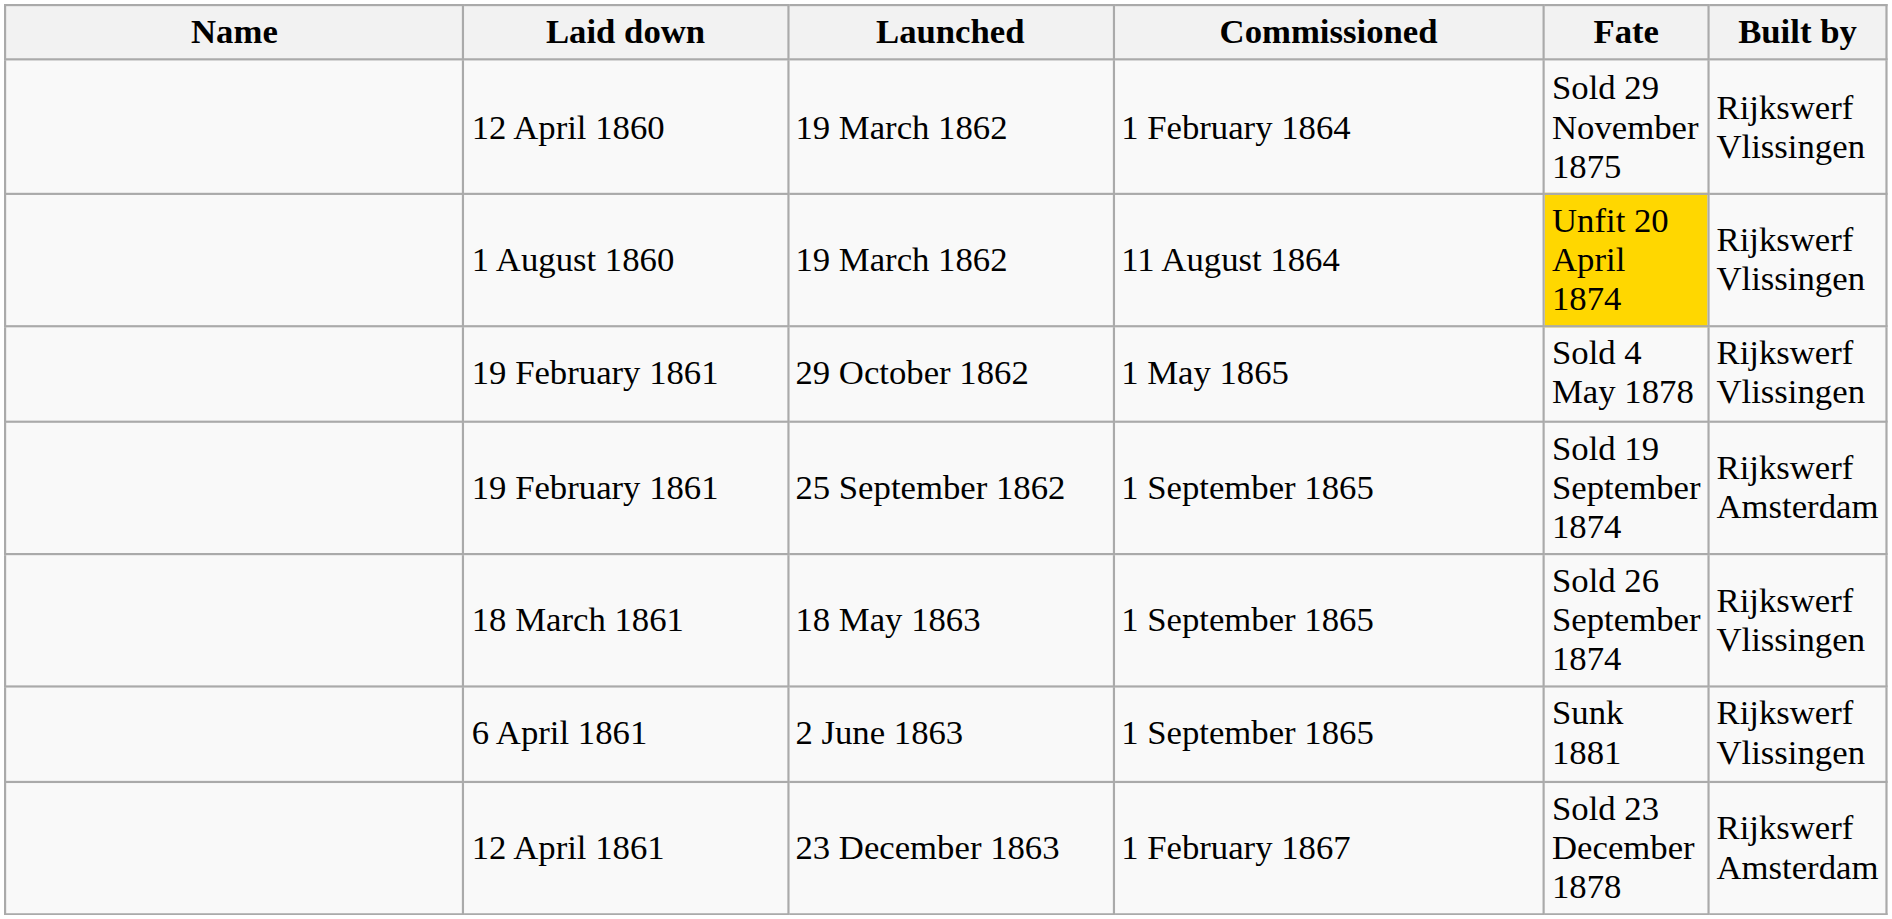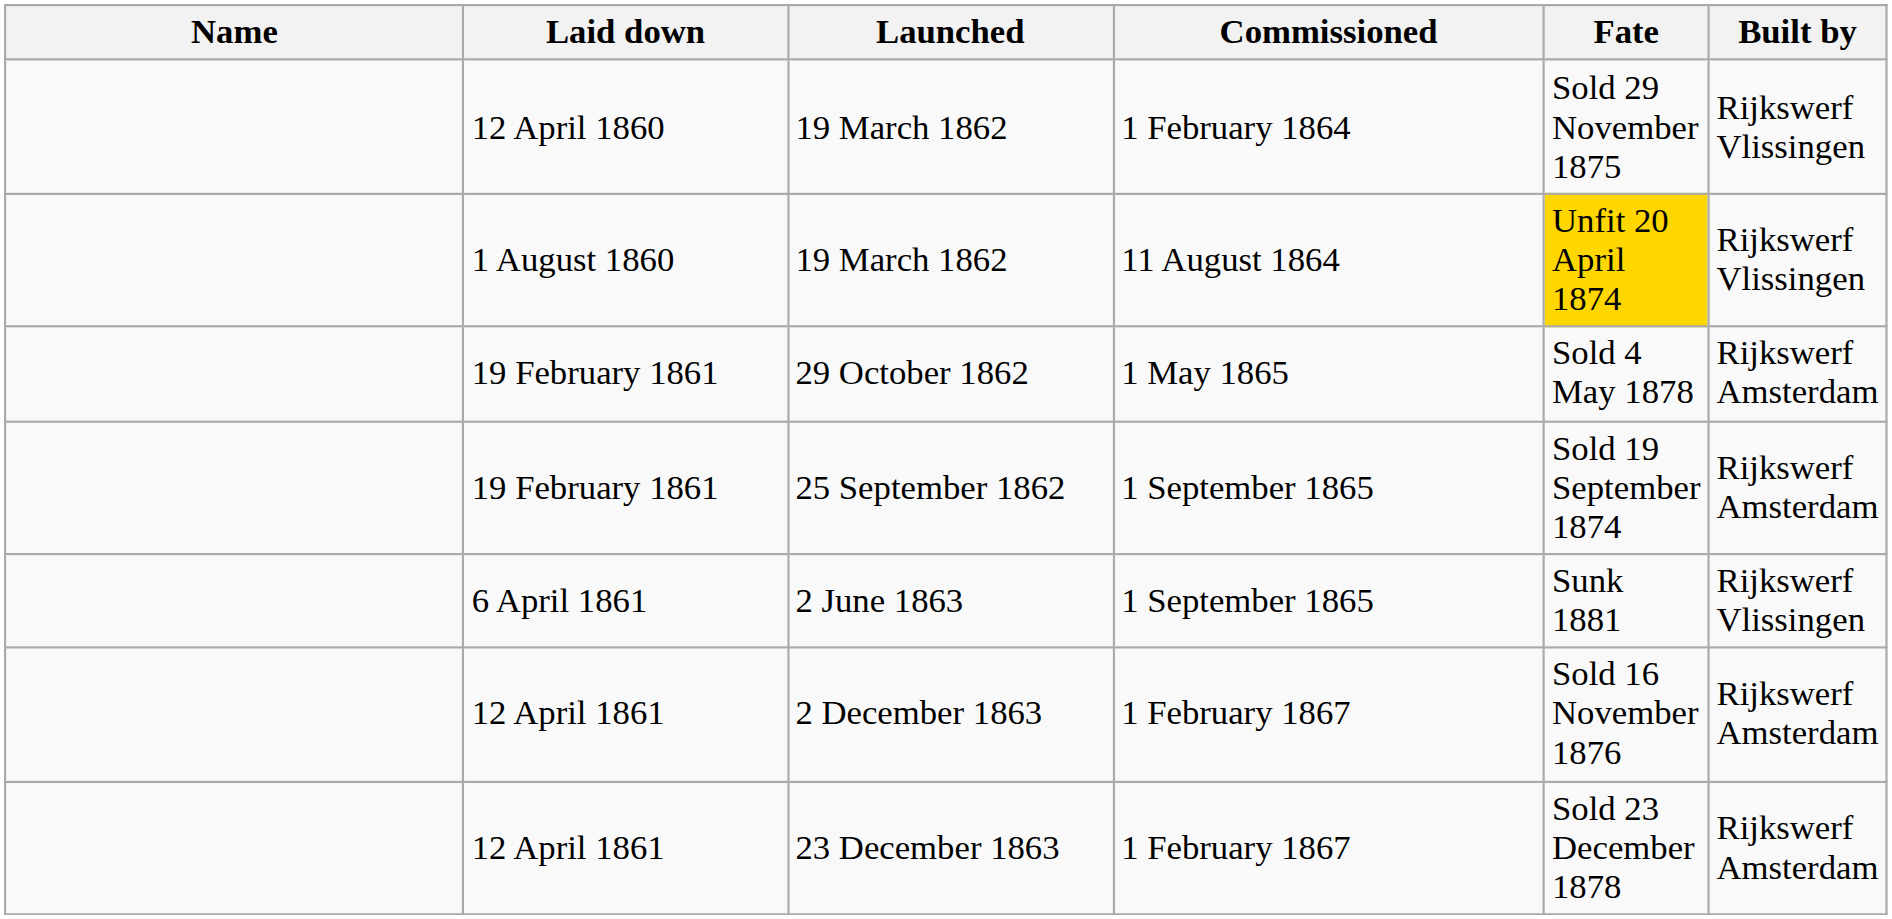(1791, 372) Rijkswerf Vlissingen -> (1797, 372) Rijkswerf Amsterdam
- row: (578, 619)
+ row: (568, 713)
